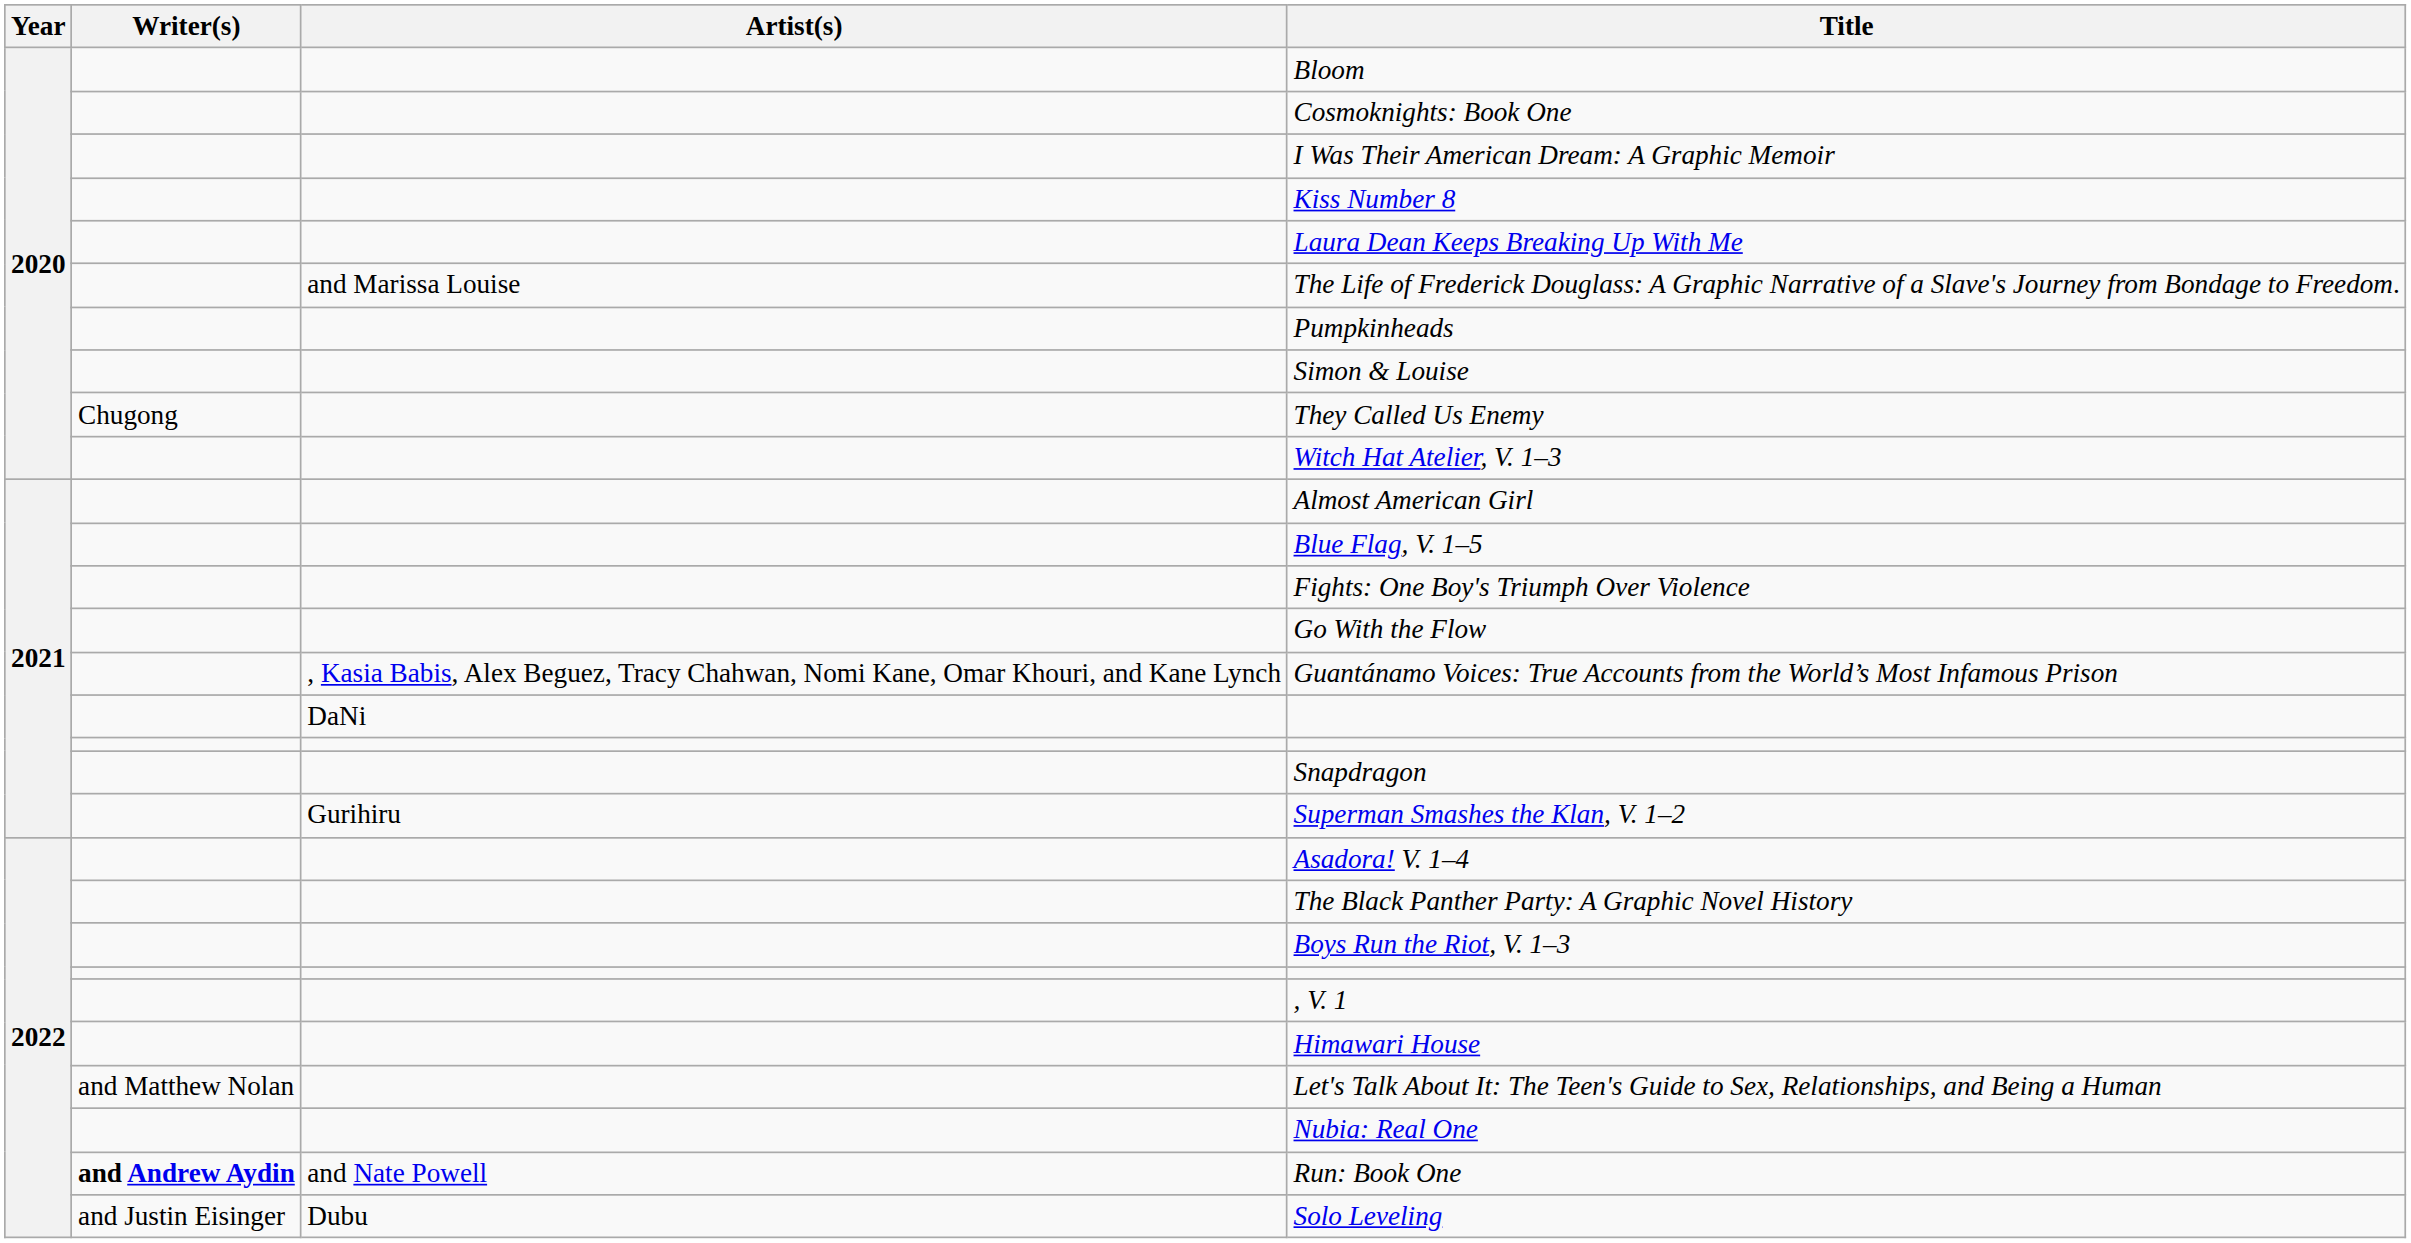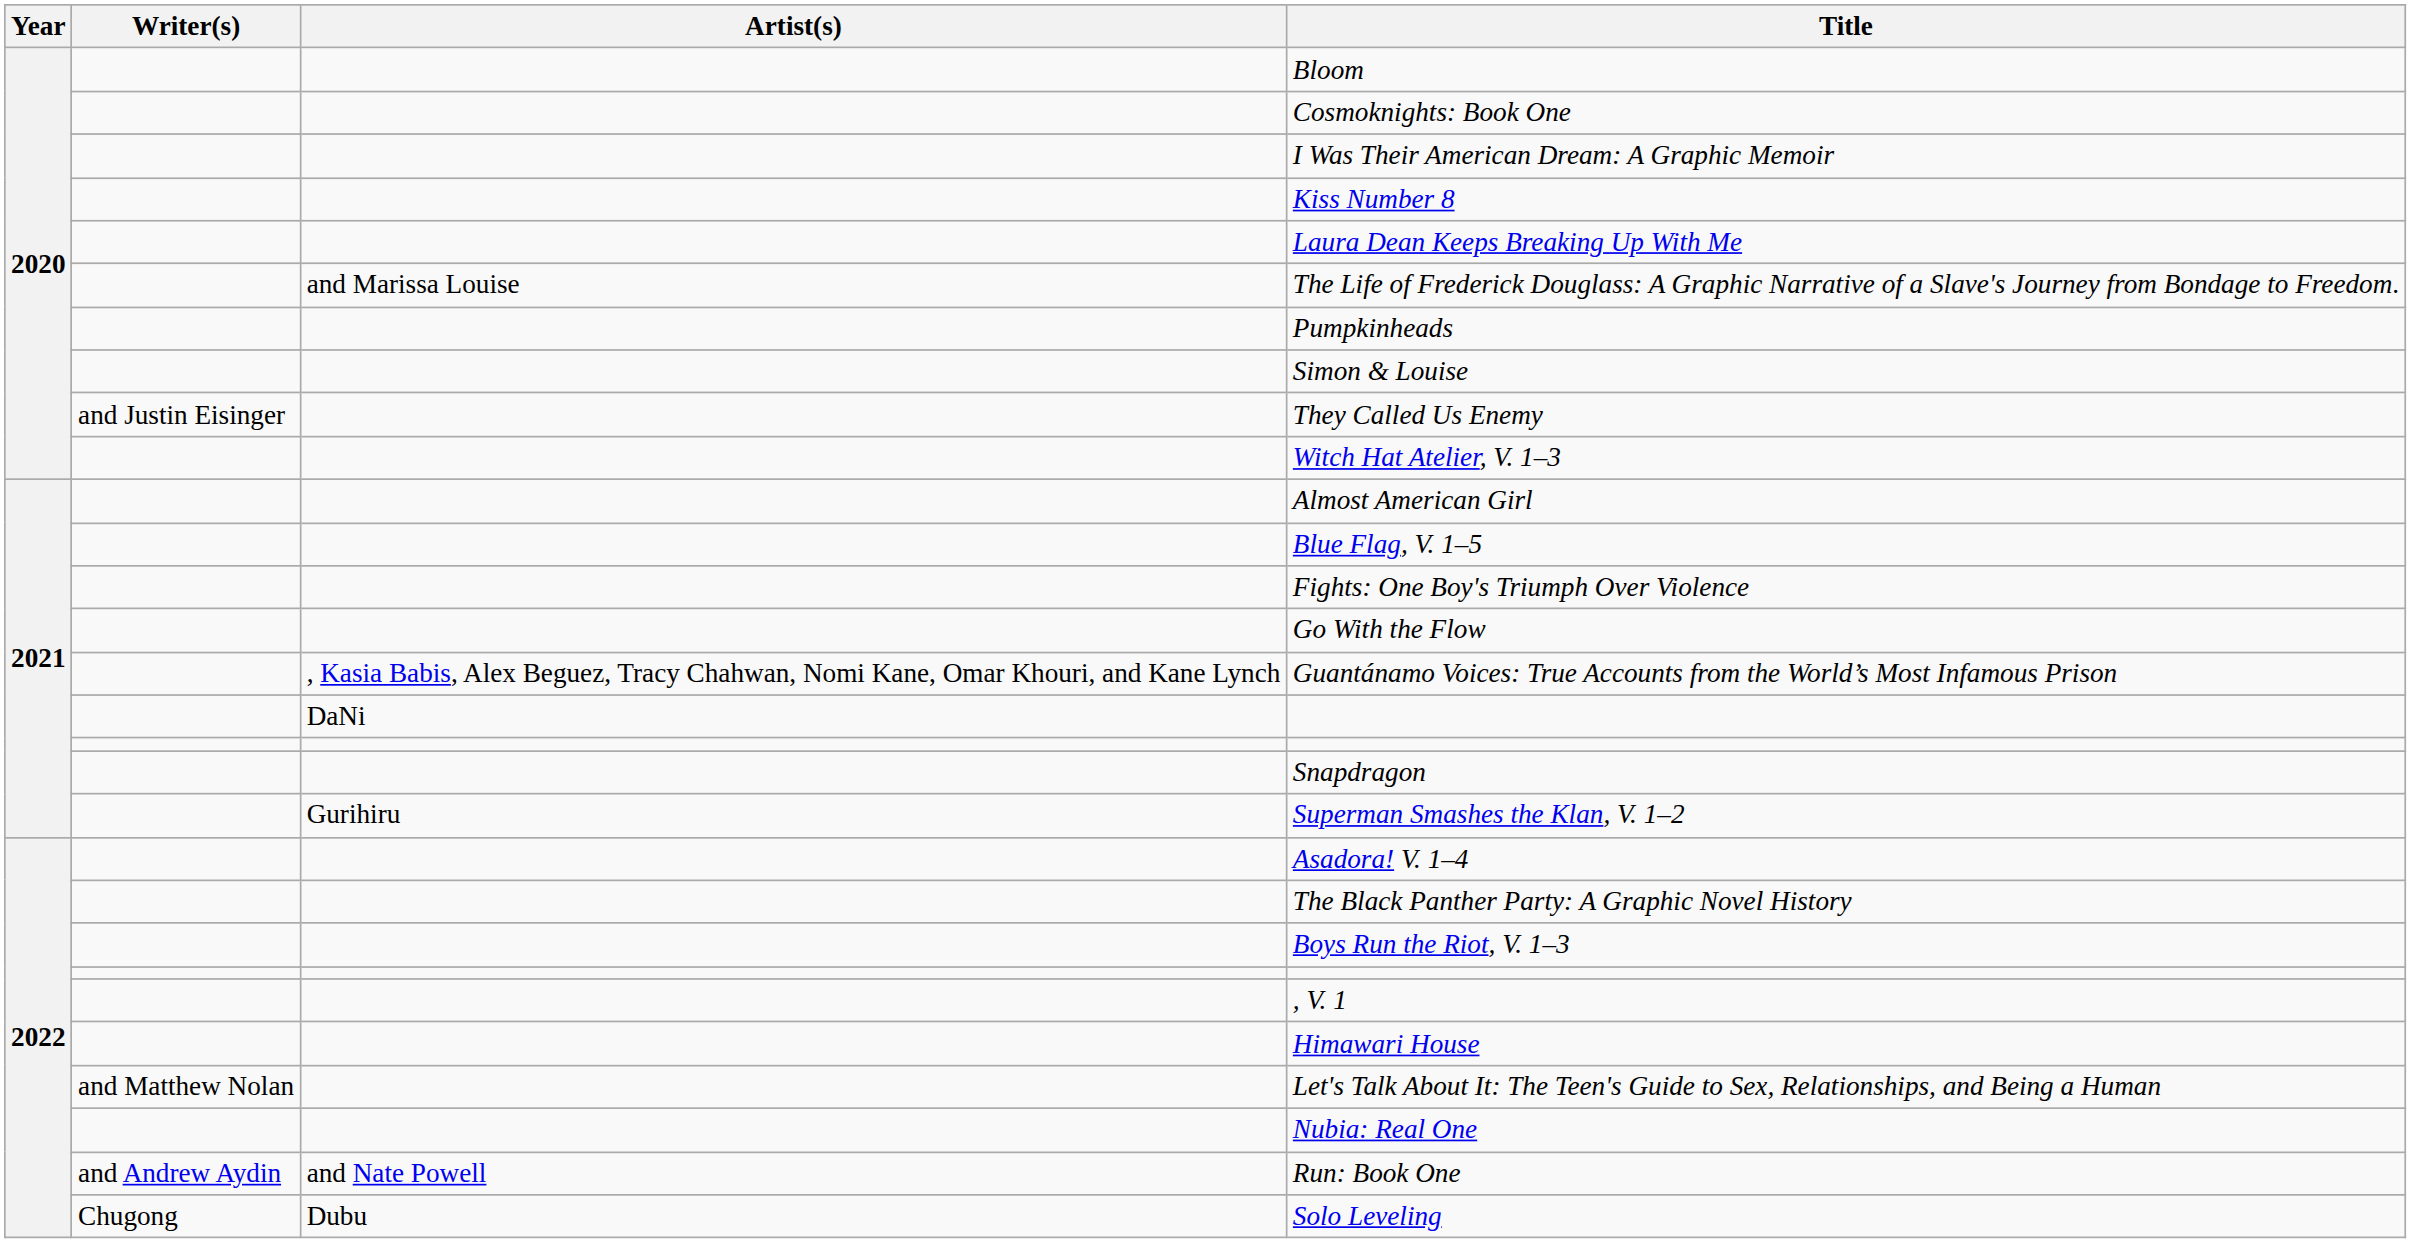(128, 414) Chugong -> (182, 414) and Justin Eisinger
(186, 1172) bold -> (180, 1172) normal
(182, 1215) and Justin Eisinger -> (128, 1215) Chugong
